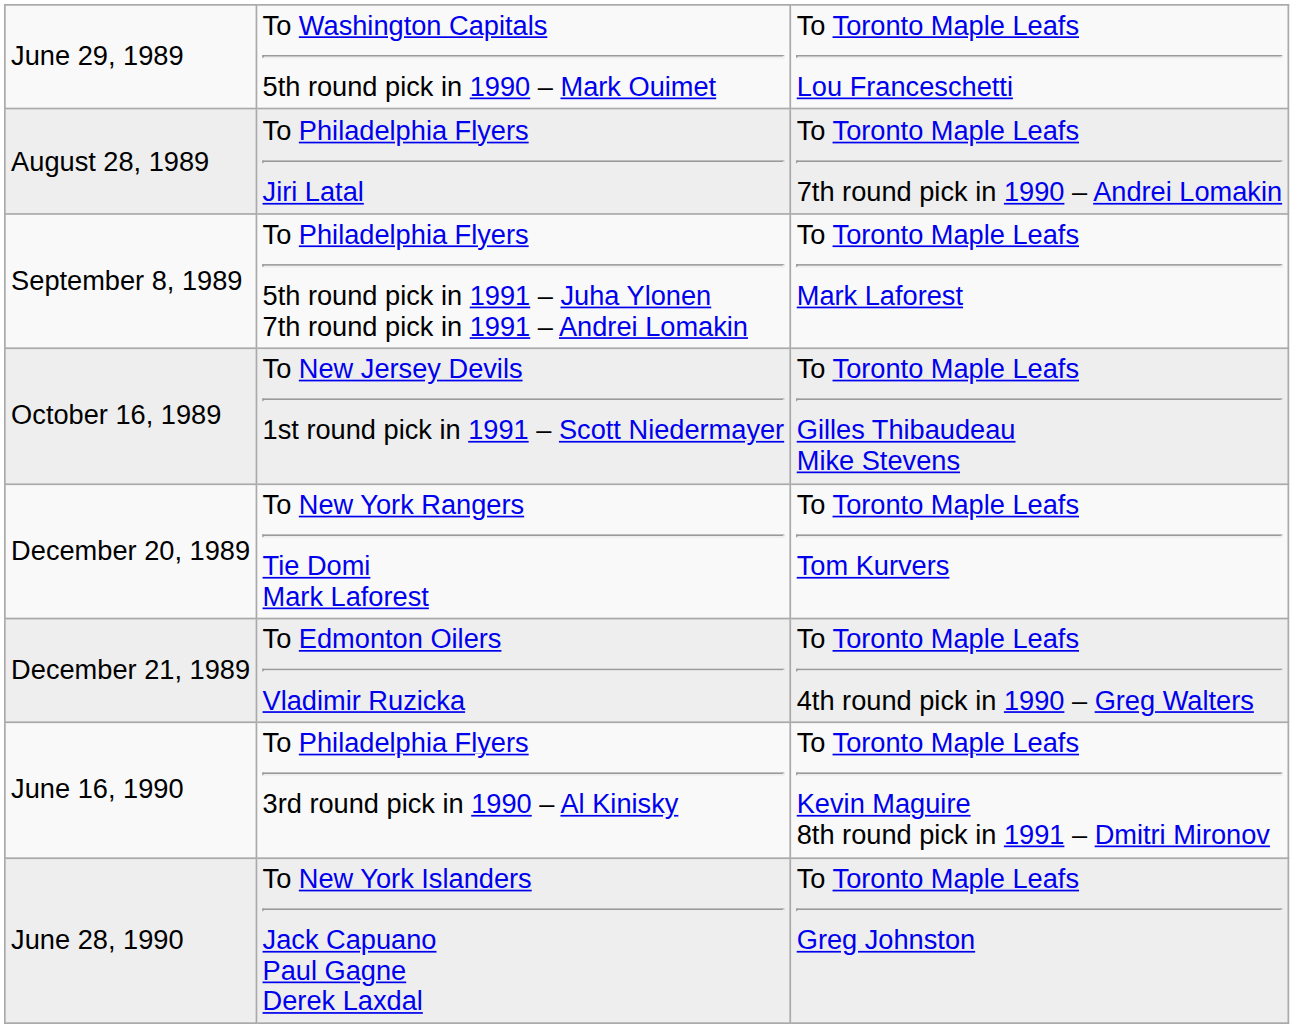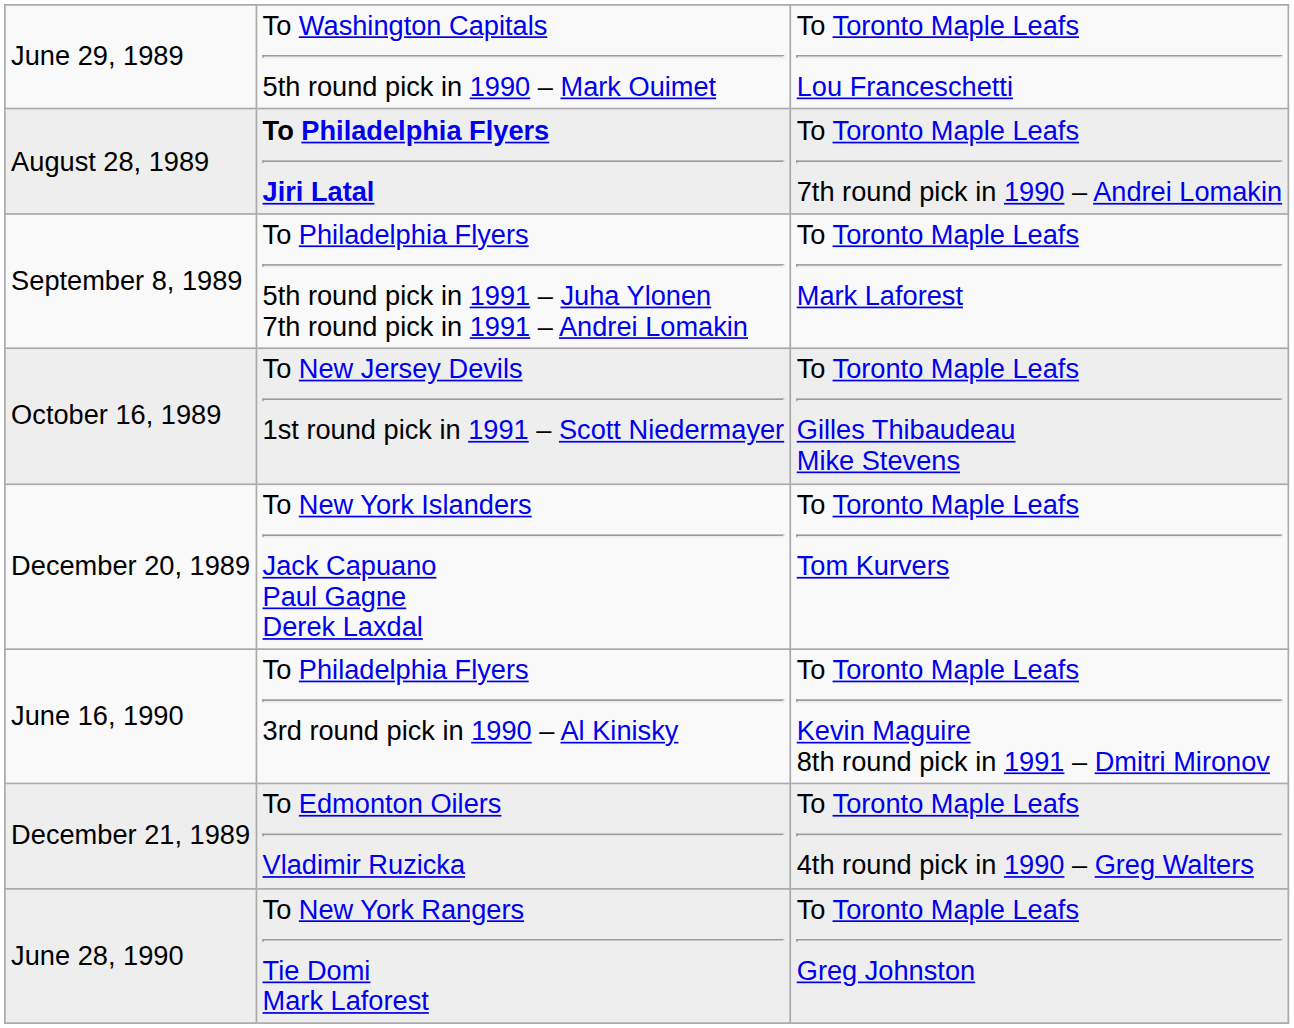(523, 161) normal -> (523, 161) bold
(523, 550) To New York Rangers Tie Domi Mark Laforest -> (523, 565) To New York Islanders Jack Capuano Paul Gagne Derek Laxdal
rows swapped: (131, 670) <-> (97, 789)
(523, 940) To New York Islanders Jack Capuano Paul Gagne Derek Laxdal -> (523, 955) To New York Rangers Tie Domi Mark Laforest
